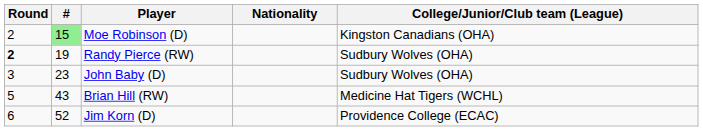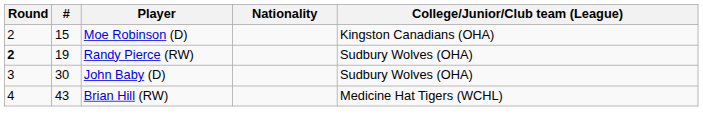(62, 34) lightgreen background -> (62, 34) no background
(62, 75) 23 -> (62, 75) 30
(11, 95) 5 -> (11, 95) 4
- row: (120, 116)
